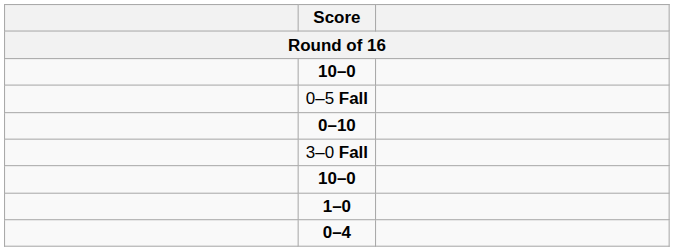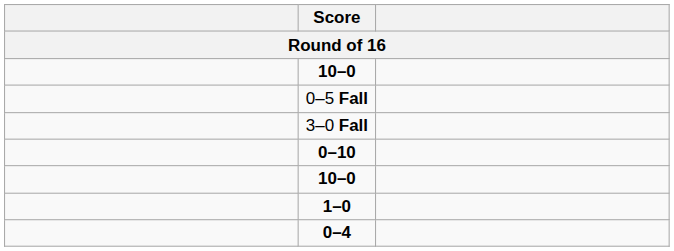rows swapped: (152, 126) <-> (152, 152)
